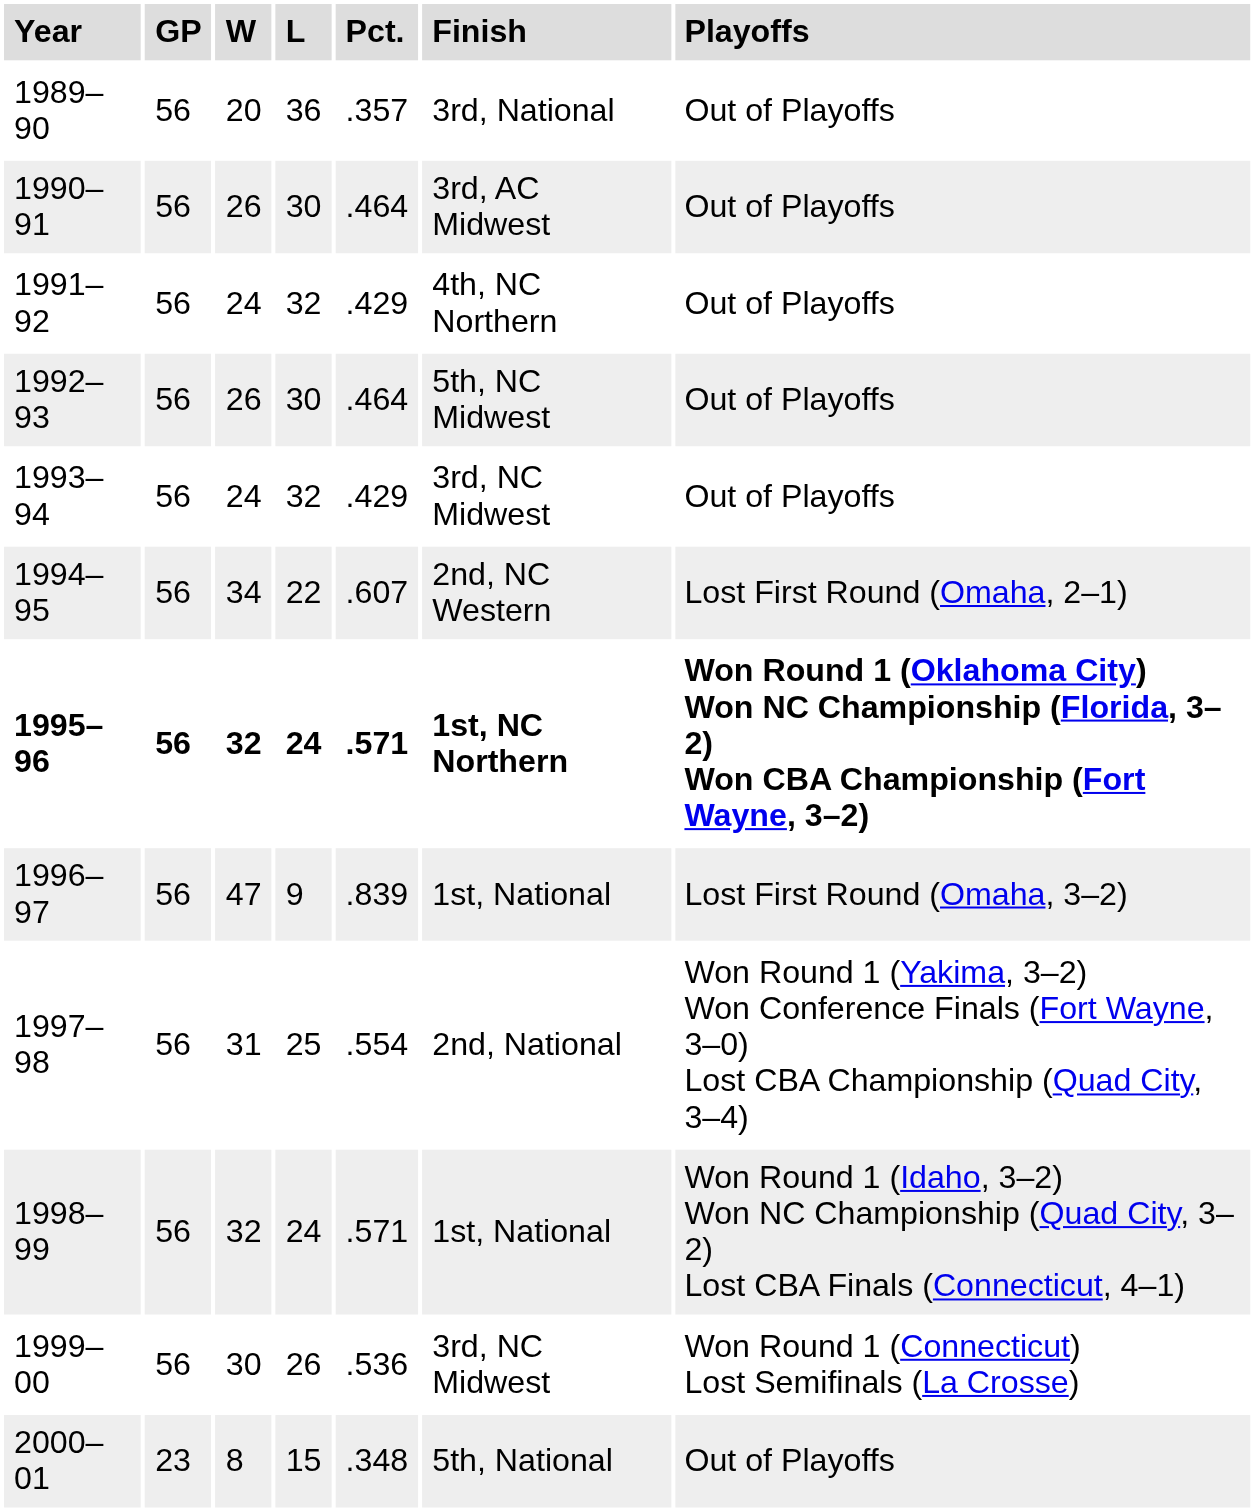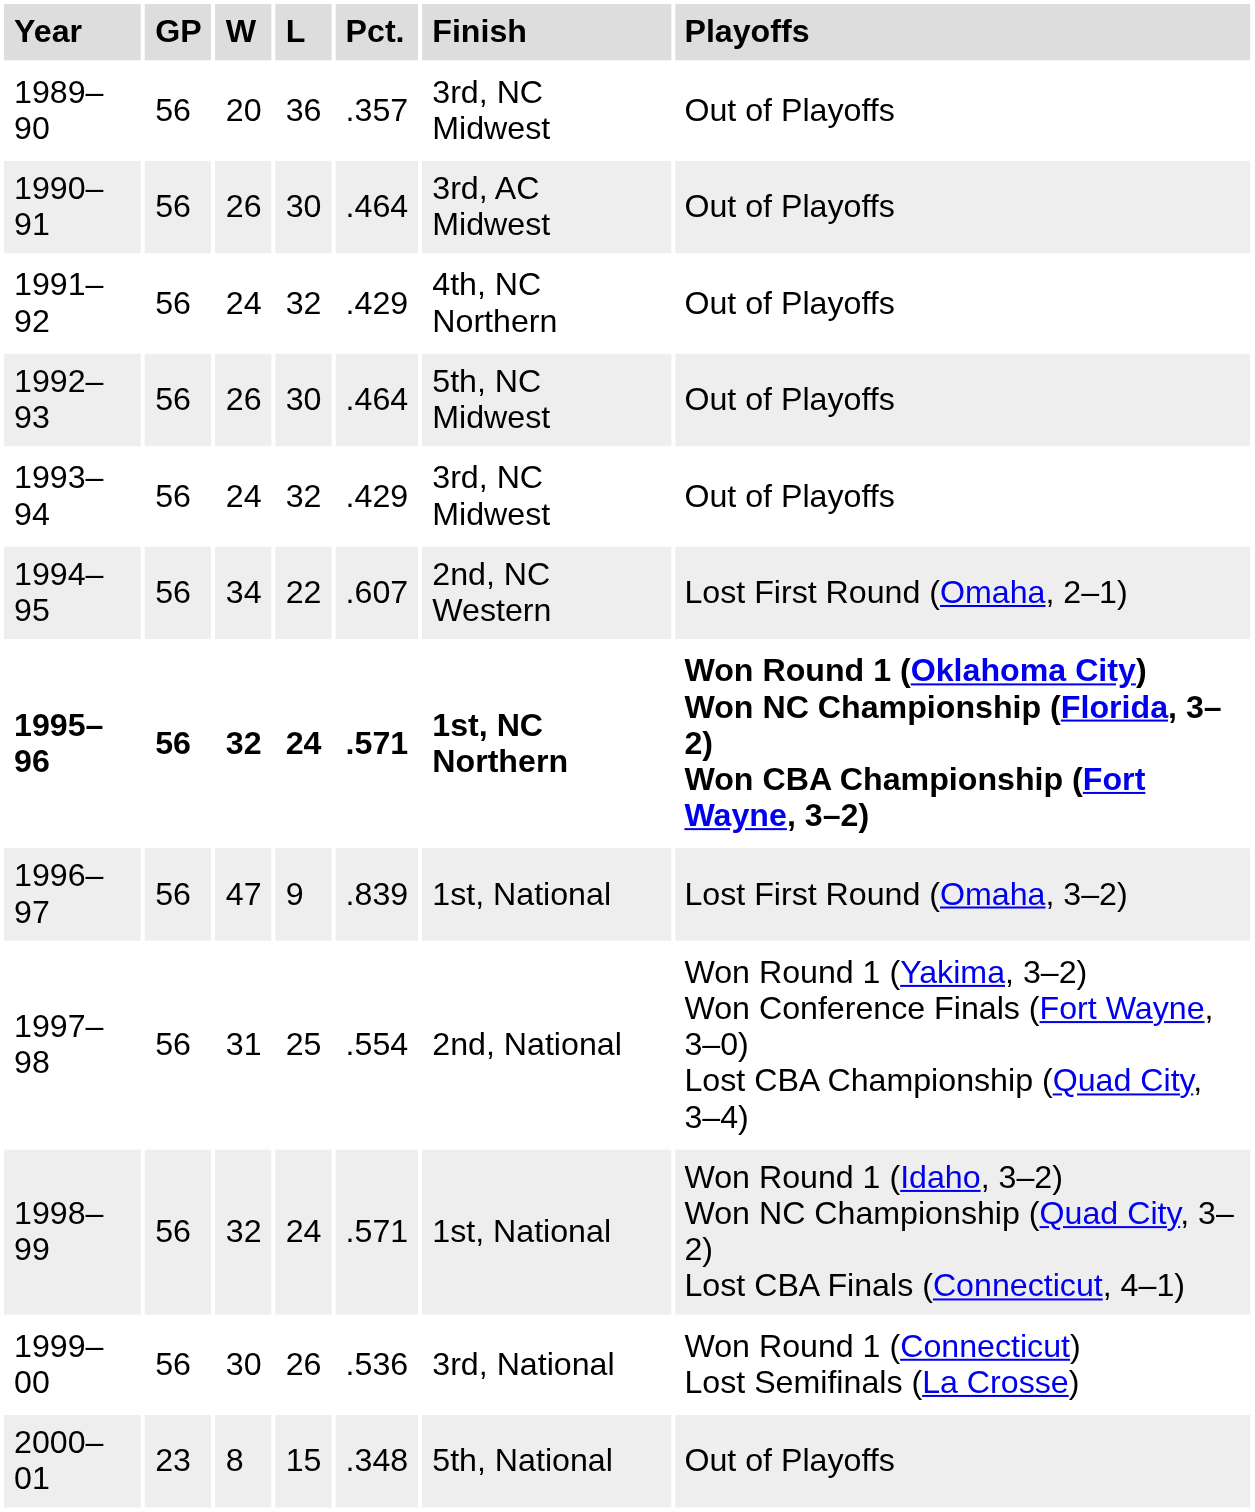(523, 110) 3rd, National -> (491, 110) 3rd, NC Midwest
(491, 1364) 3rd, NC Midwest -> (523, 1364) 3rd, National
